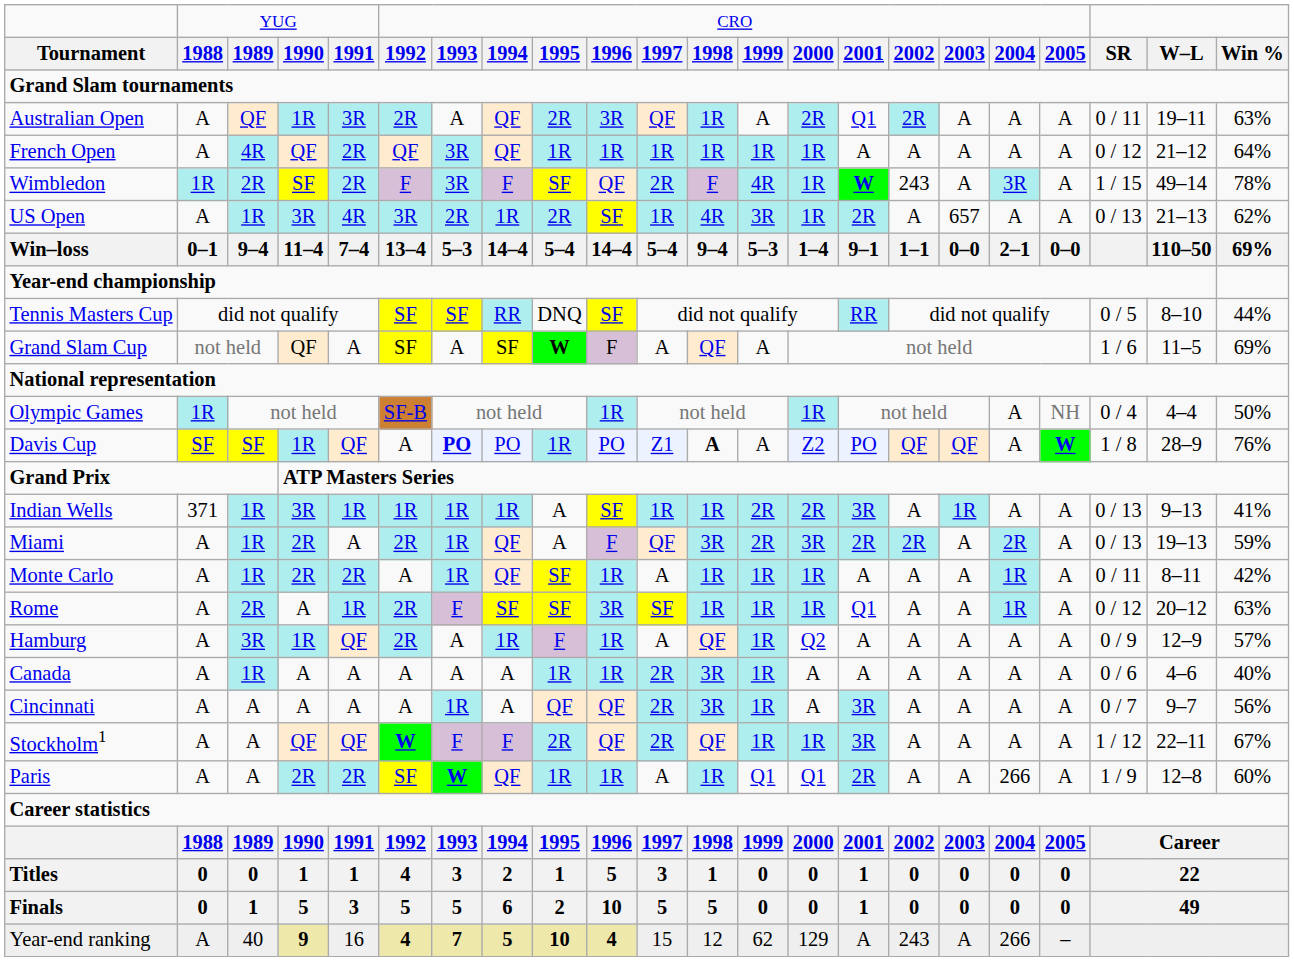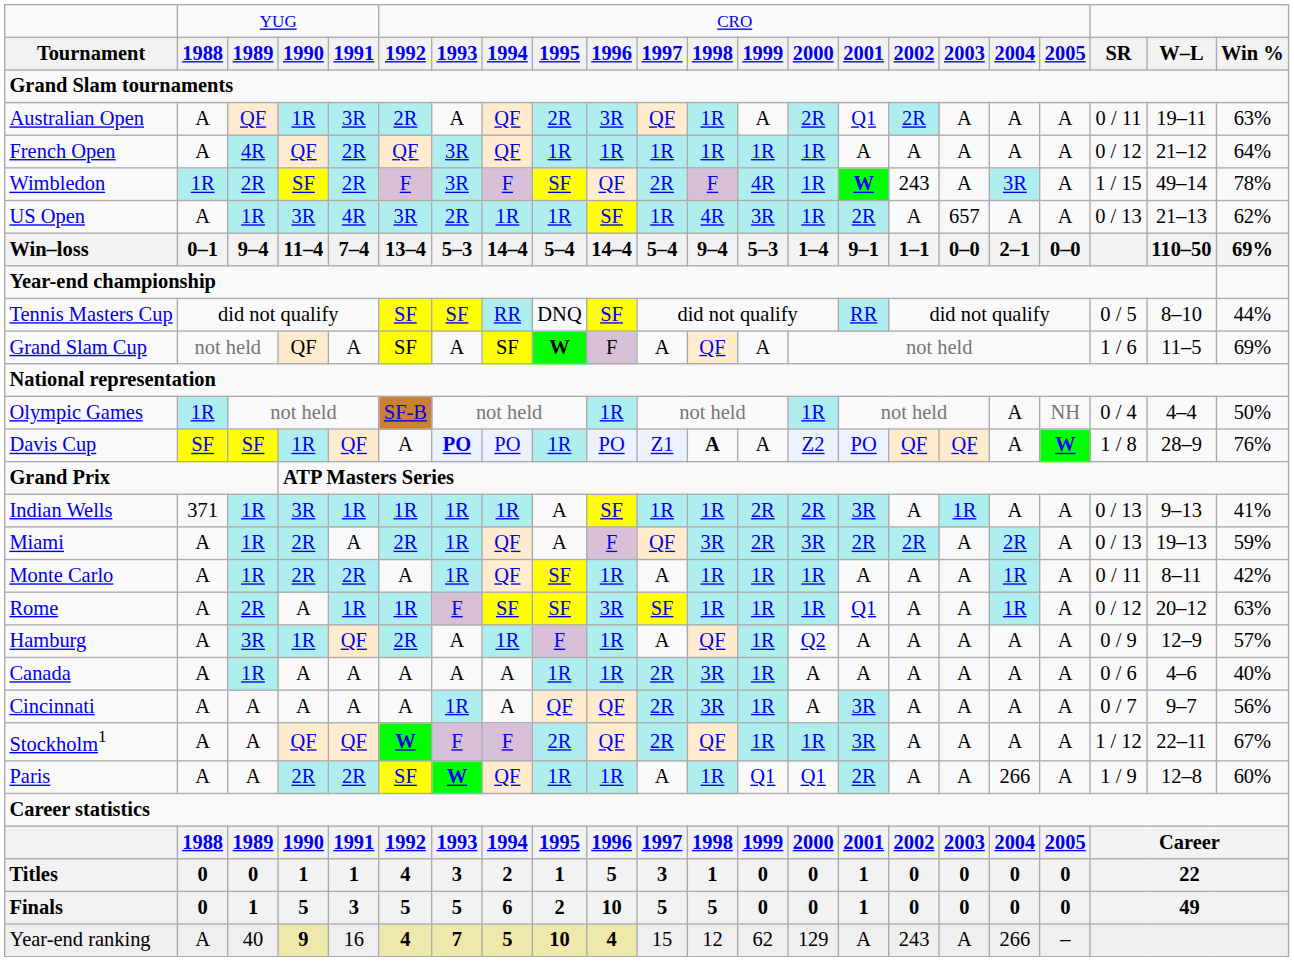(560, 216) 2R -> (560, 216) 1R
(405, 608) 2R -> (405, 608) 1R
